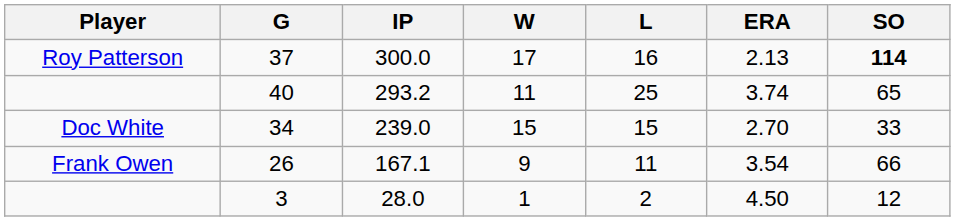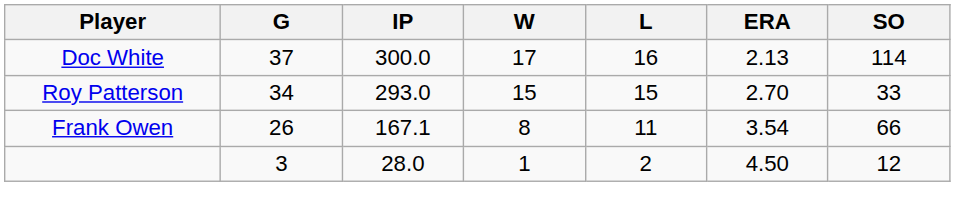(113, 57) Roy Patterson -> (113, 57) Doc White
(889, 57) bold -> (889, 57) normal
- row: (281, 92)
(113, 127) Doc White -> (113, 92) Roy Patterson
(403, 127) 239.0 -> (403, 92) 293.0
(524, 163) 9 -> (524, 127) 8
